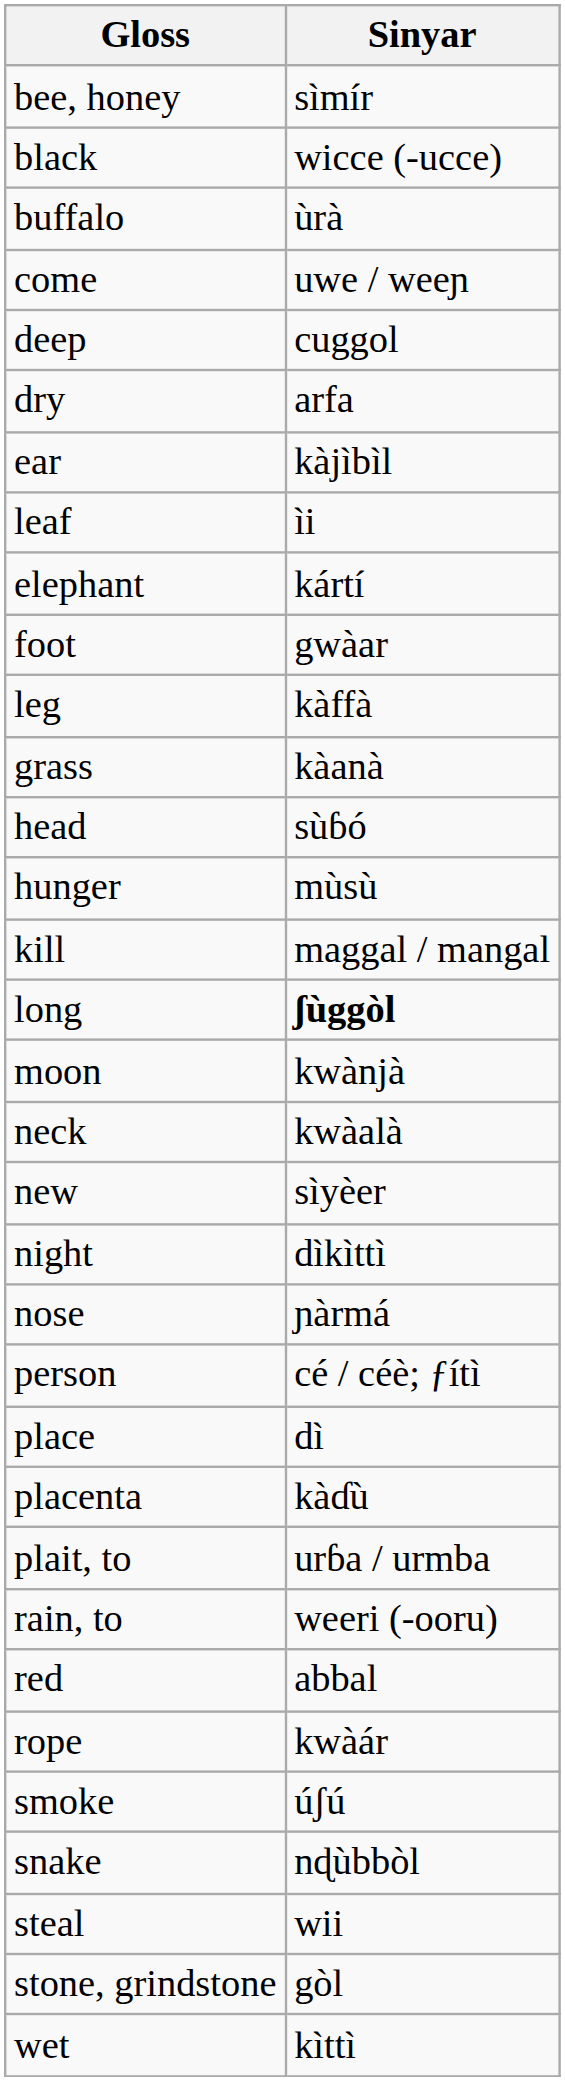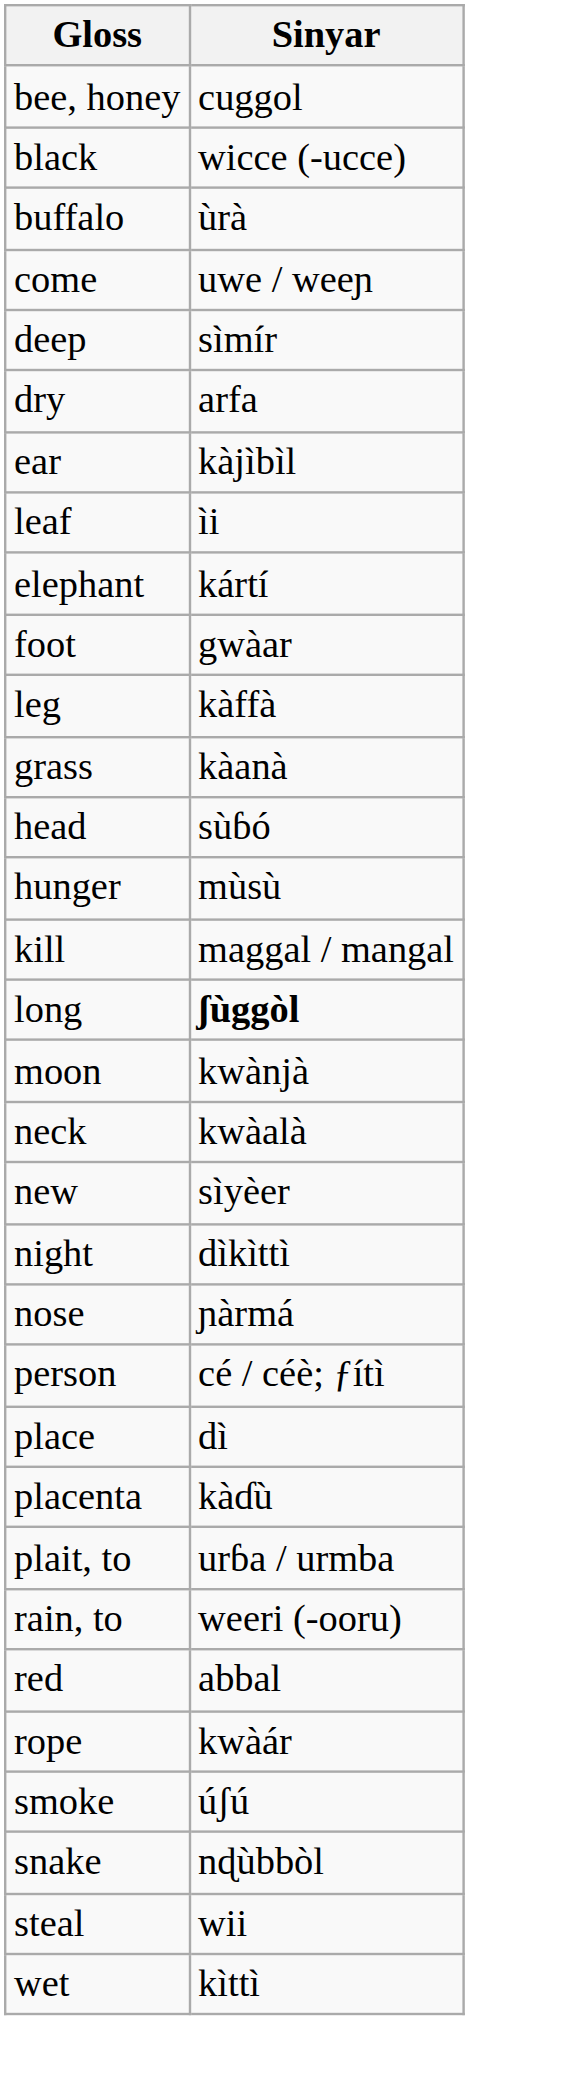(334, 95) sìmír -> (250, 95) cuggol
(346, 339) cuggol -> (238, 339) sìmír
- row: (145, 1983)
